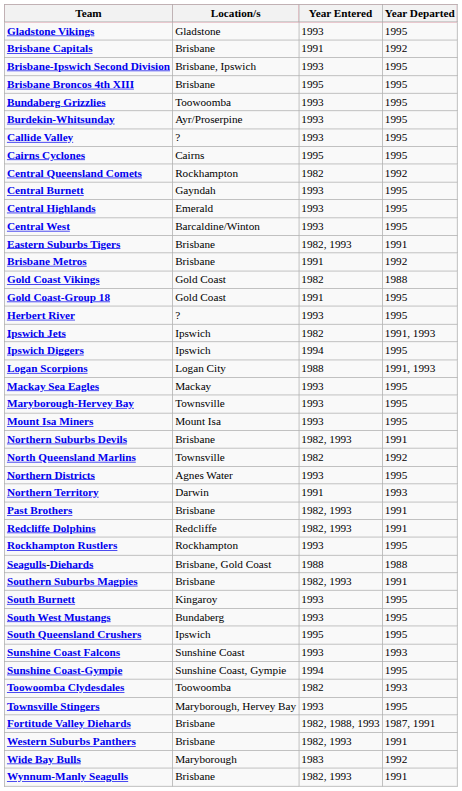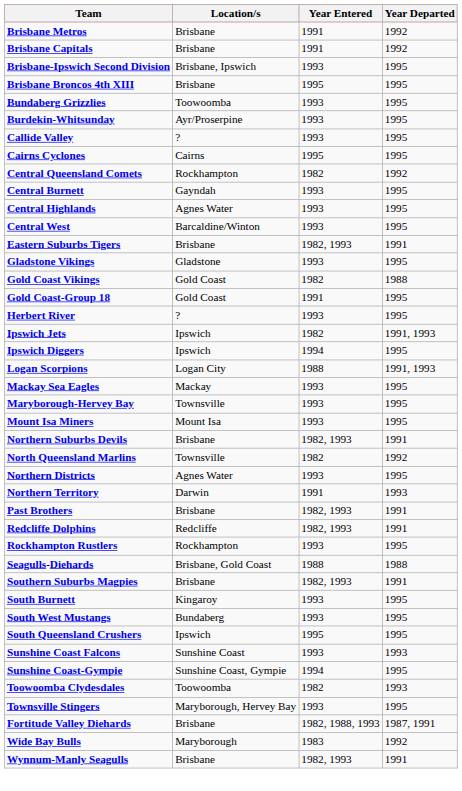rows swapped: (47, 262) <-> (51, 31)
(194, 208) Emerald -> (204, 208) Agnes Water
- row: (71, 741)
